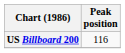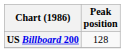(101, 39) 116 -> (101, 39) 128
